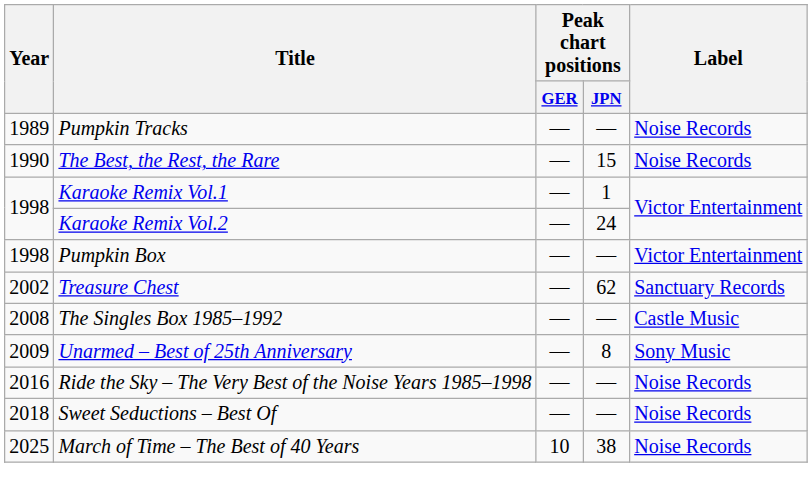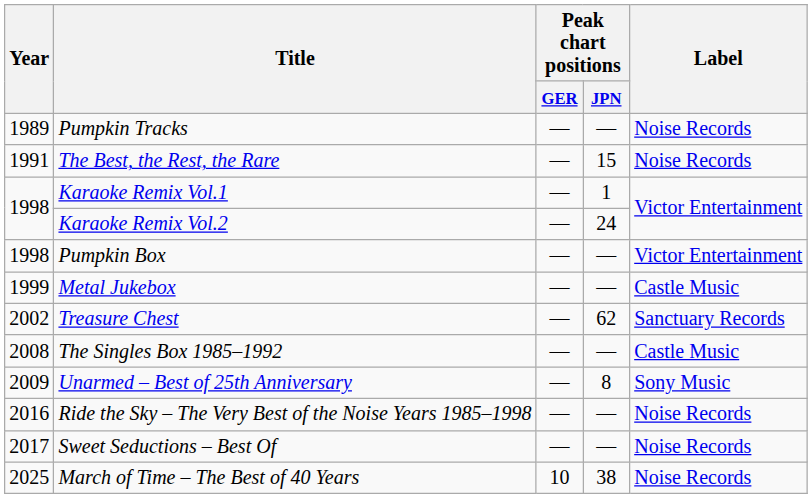(29, 160) 1990 -> (29, 160) 1991
+ row: (117, 287)
(29, 414) 2018 -> (29, 445) 2017
